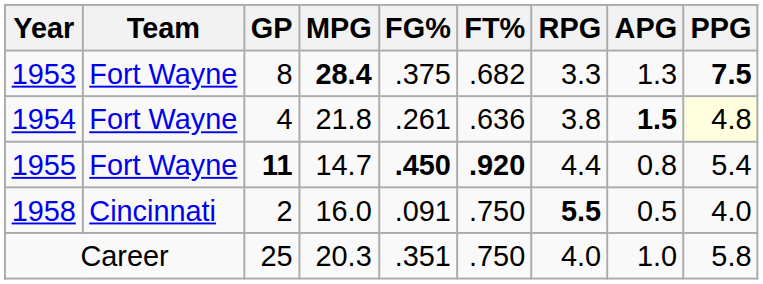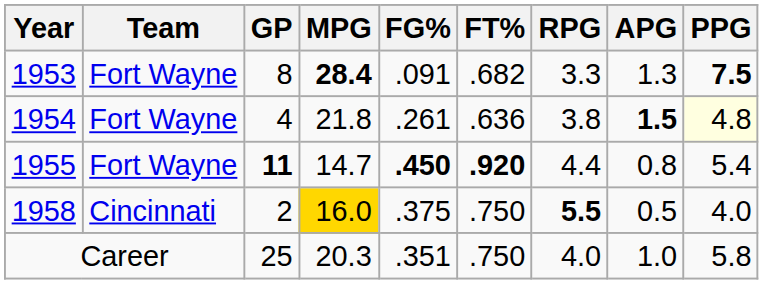(423, 74) .375 -> (423, 74) .091
(344, 211) no background -> (344, 211) gold background
(423, 211) .091 -> (423, 211) .375
